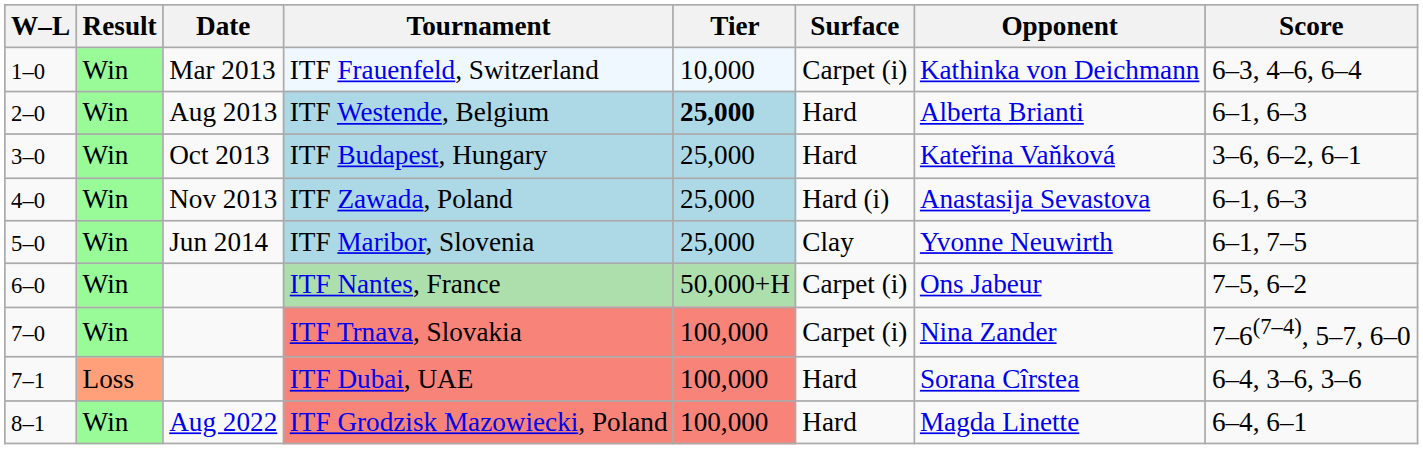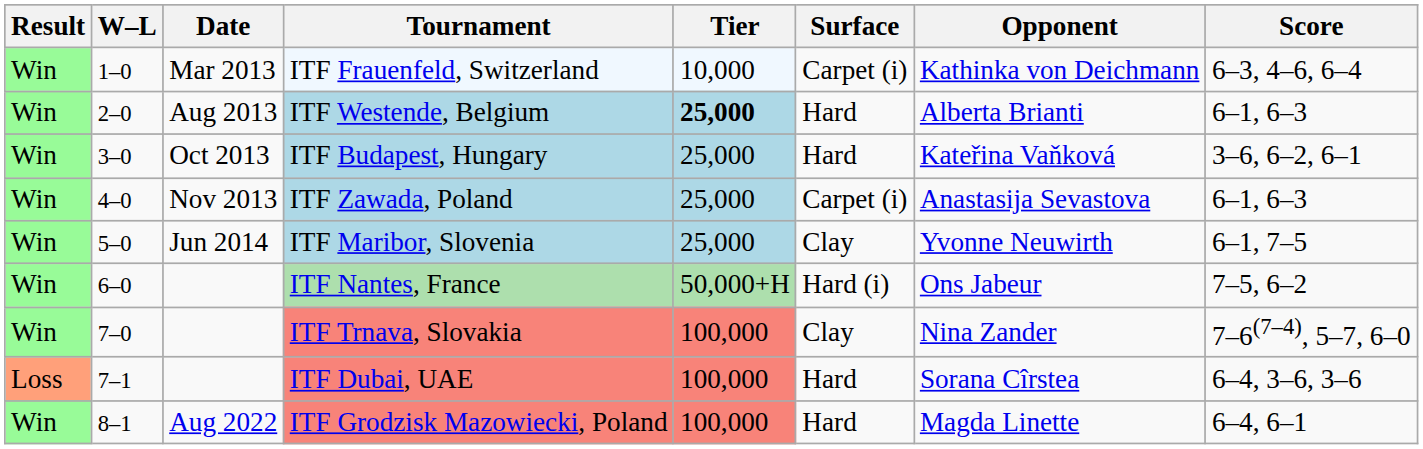columns swapped: (120, 26) <-> (41, 26)
(846, 198) Hard (i) -> (855, 198) Carpet (i)
(855, 284) Carpet (i) -> (846, 284) Hard (i)
(855, 331) Carpet (i) -> (828, 331) Clay
